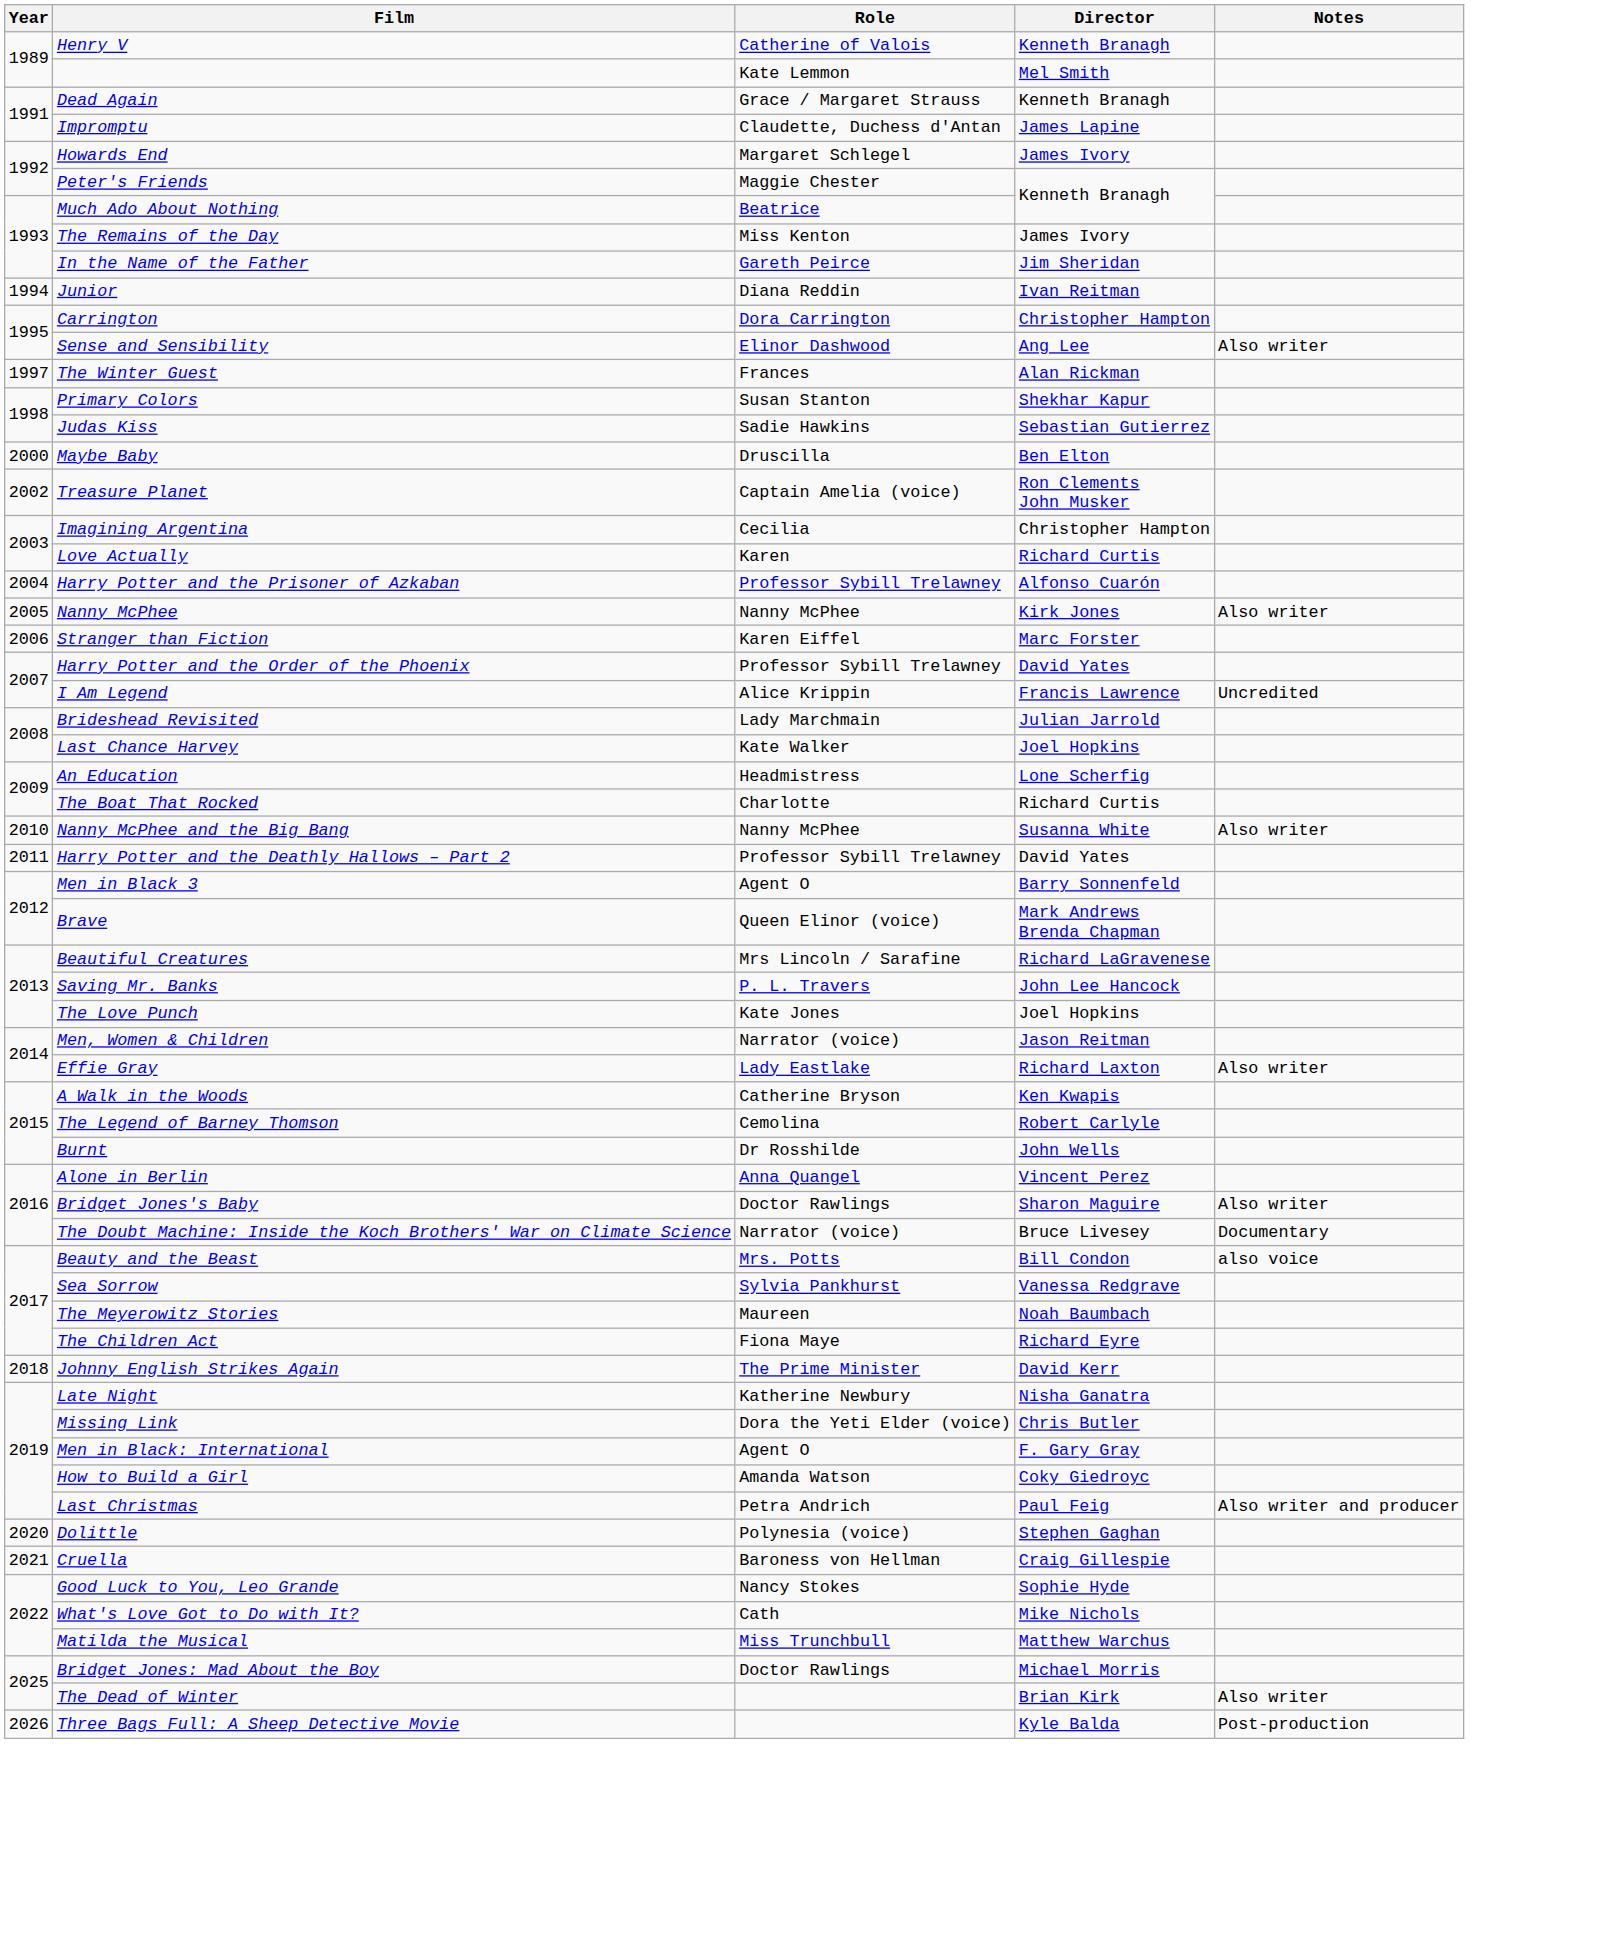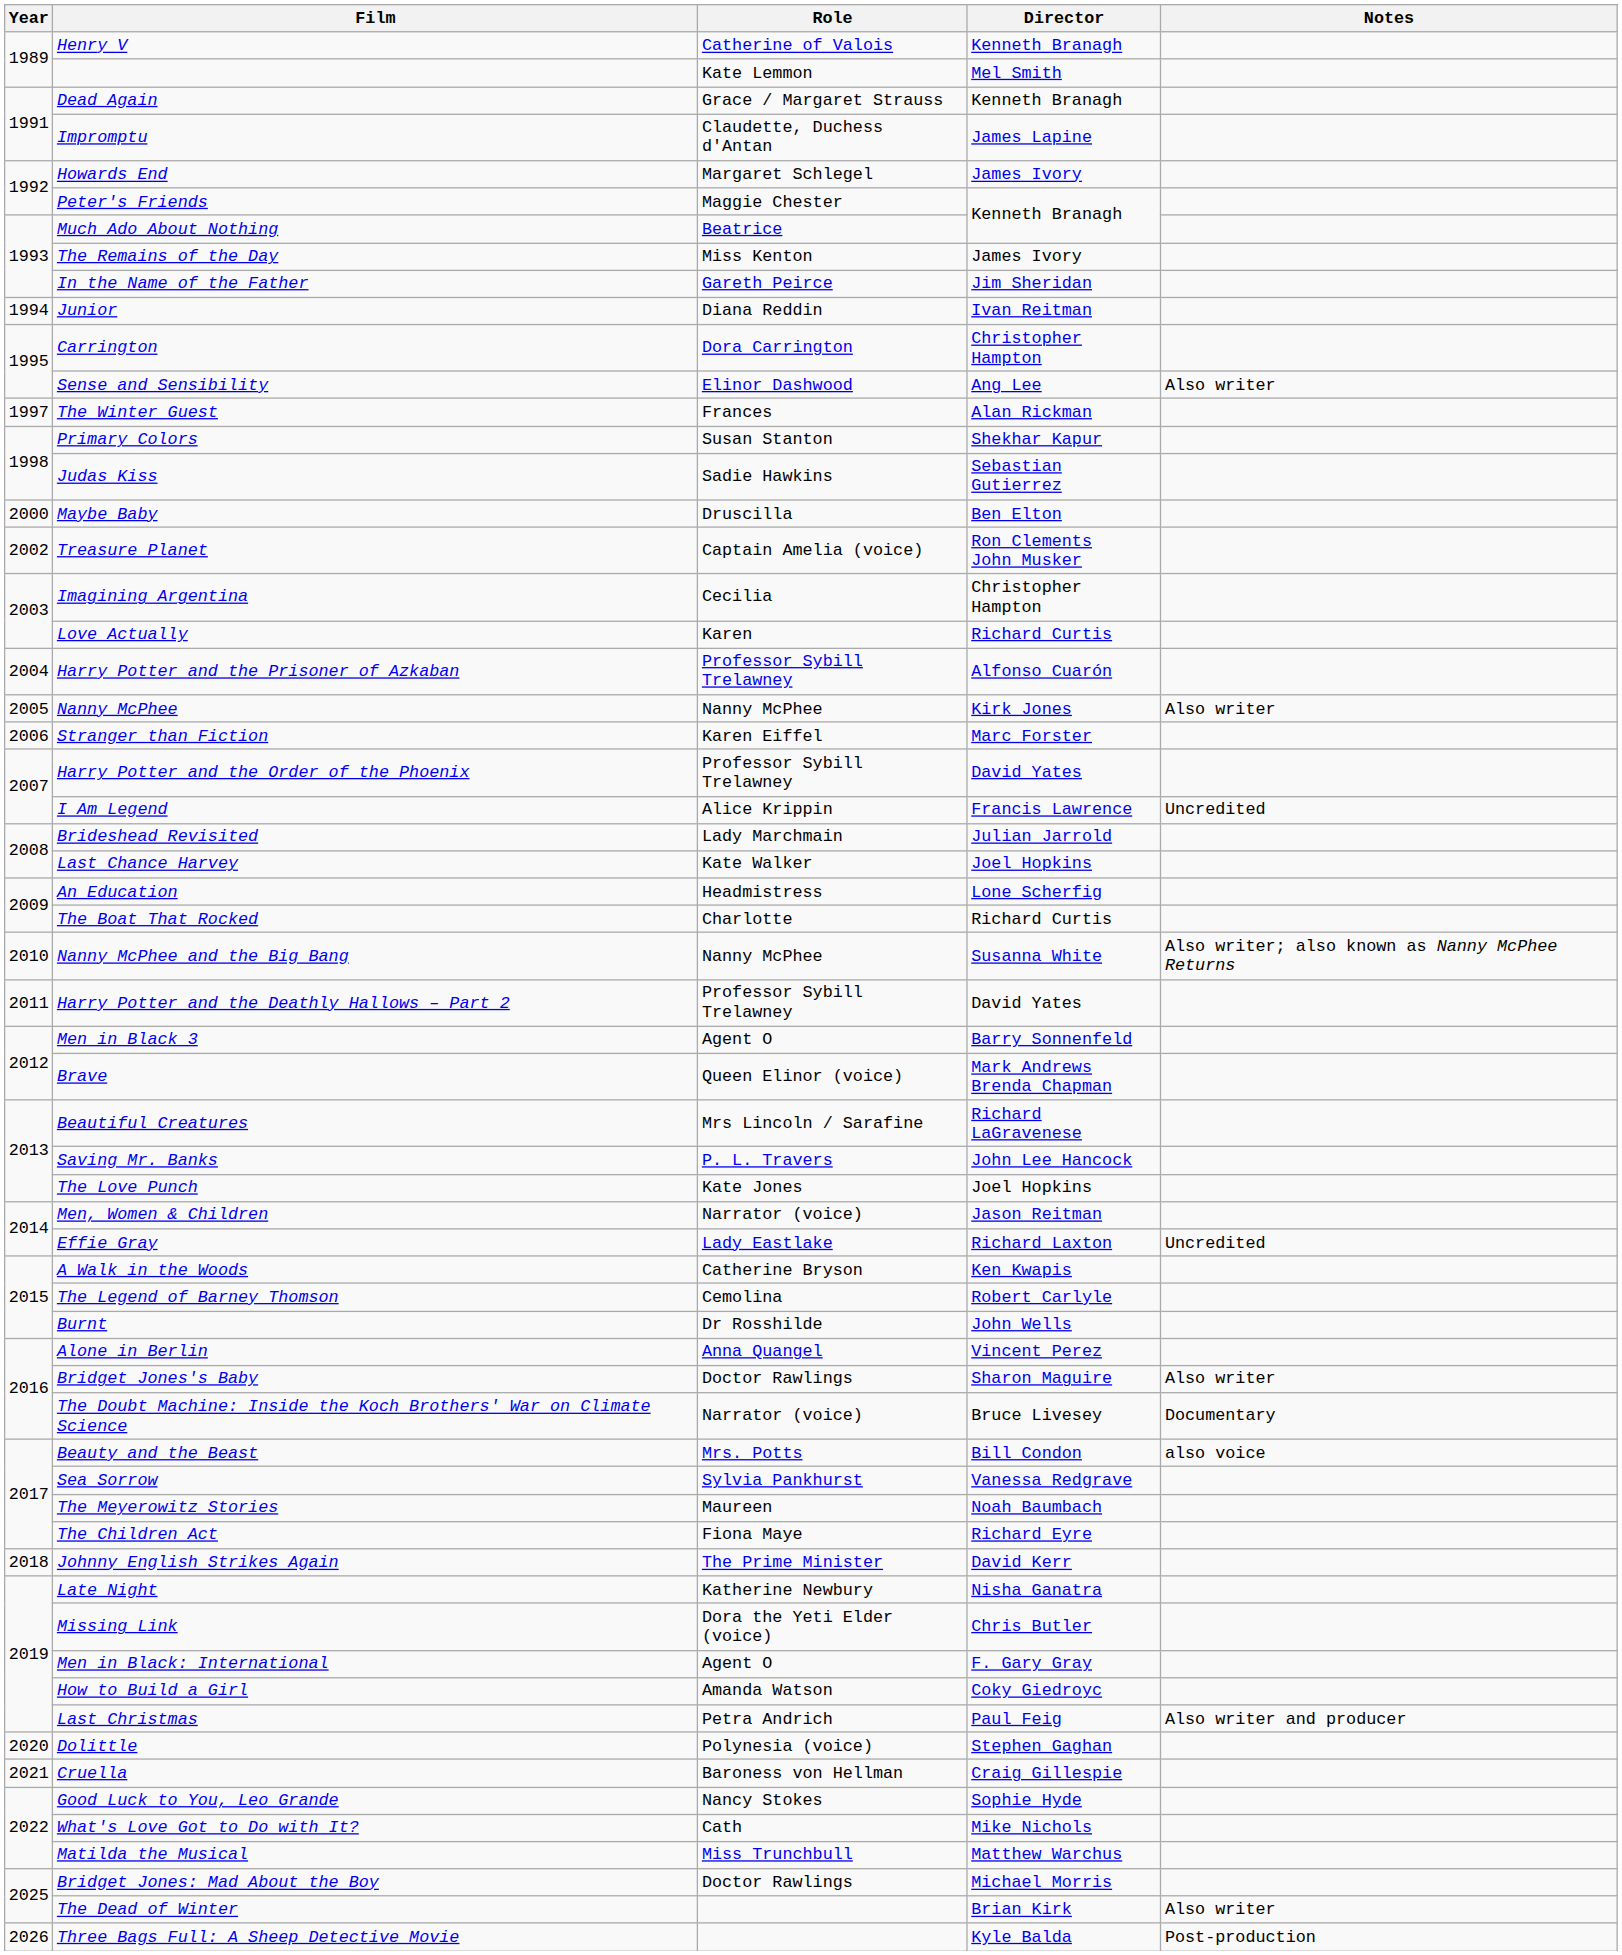(1273, 830) Also writer -> (1361, 956) Also writer; also known as Nanny McPhee Returns
(1273, 1068) Also writer -> (1215, 1242) Uncredited
